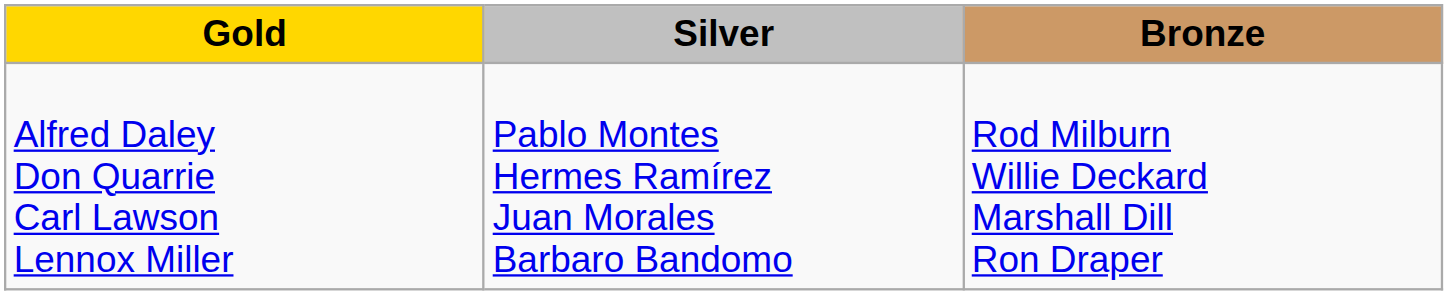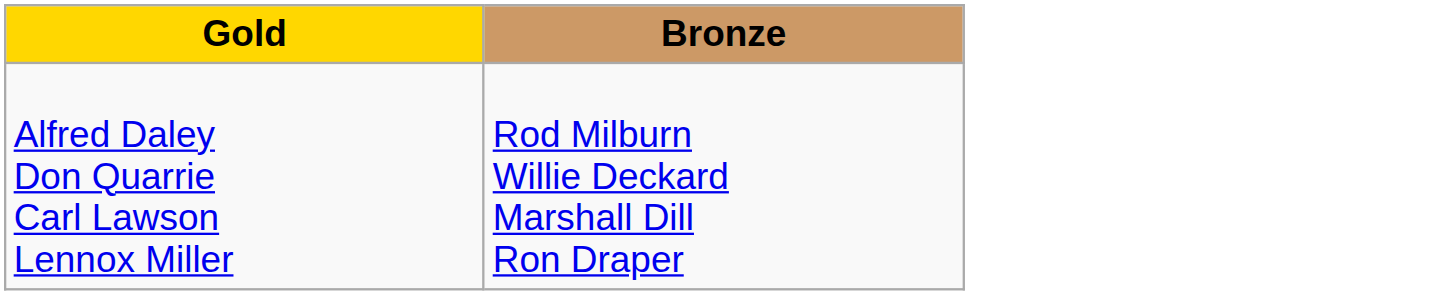- column: (724, 33)
